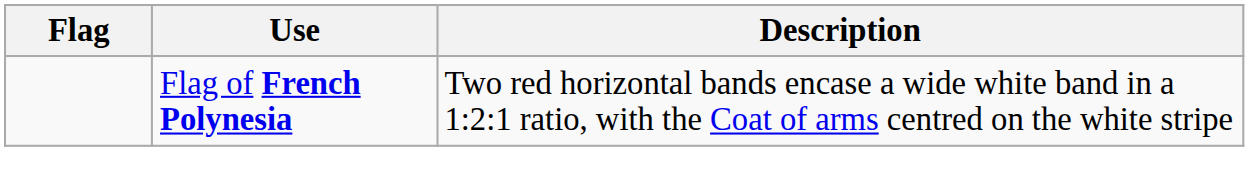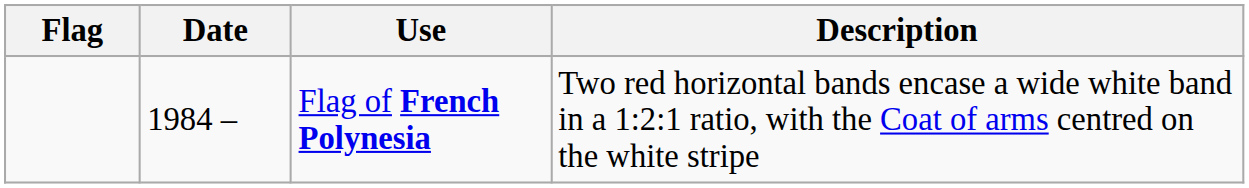+ column: (215, 30)
